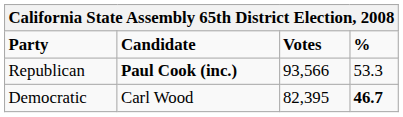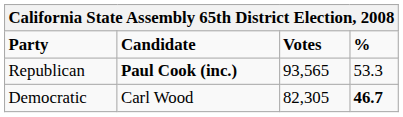(306, 71) 93,566 -> (306, 71) 93,565
(306, 97) 82,395 -> (306, 97) 82,305
